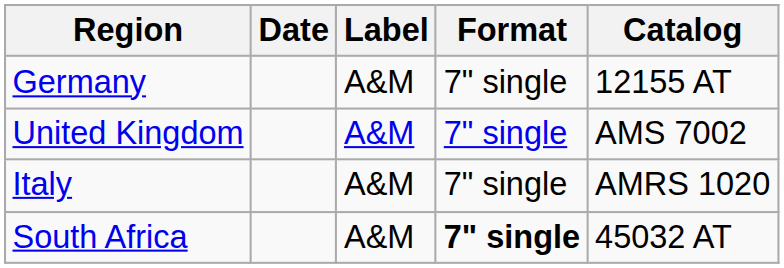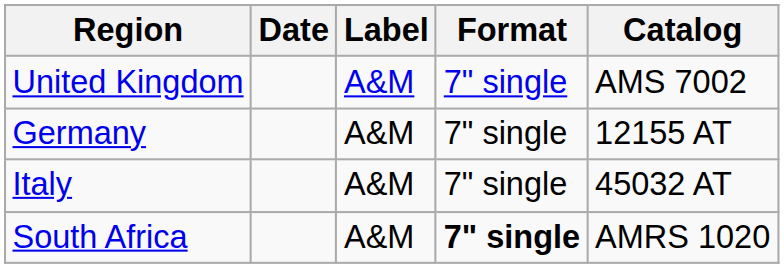rows swapped: (128, 133) <-> (79, 81)
(683, 184) AMRS 1020 -> (663, 184) 45032 AT
(663, 236) 45032 AT -> (683, 236) AMRS 1020
